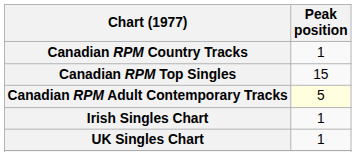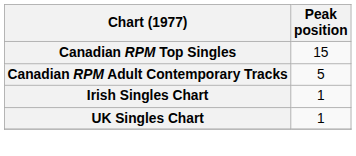- row: (148, 52)
(321, 96) lightyellow background -> (321, 74) no background
